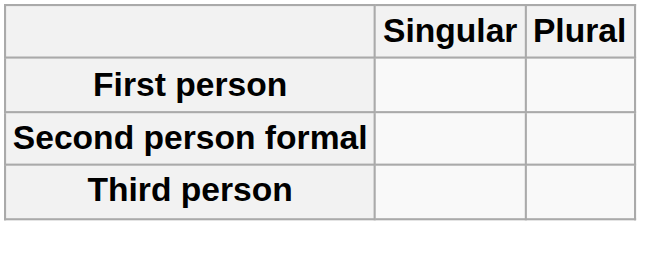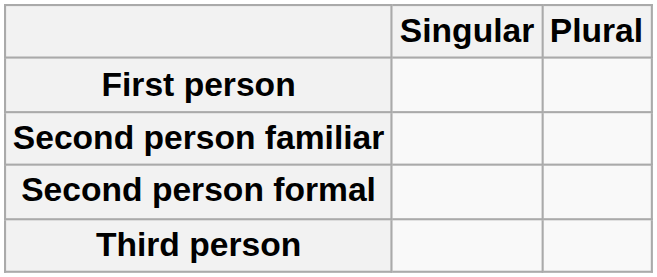+ row: (199, 137)
